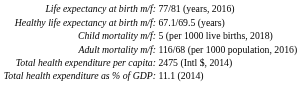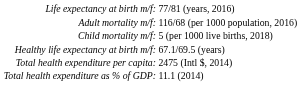rows swapped: (85, 22) <-> (117, 49)
